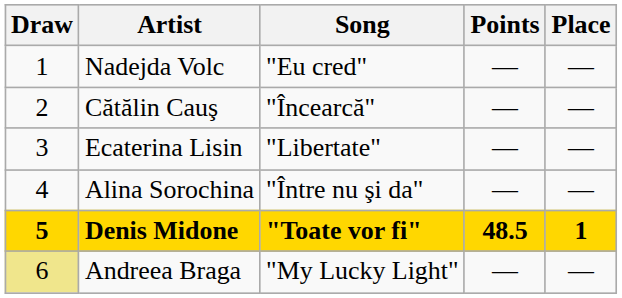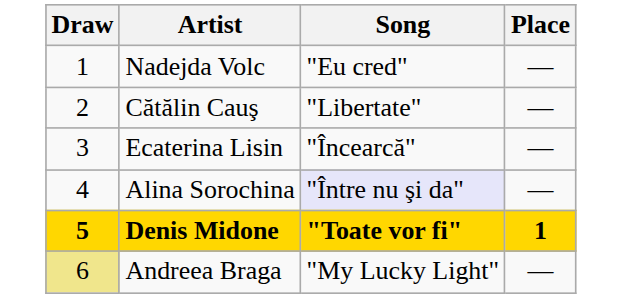- column: (505, 25)
(321, 107) "Încearcă" -> (364, 107) "Libertate"
(323, 148) "Libertate" -> (361, 148) "Încearcă"
(345, 189) no background -> (385, 189) lavender background
